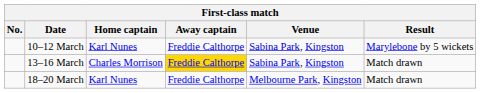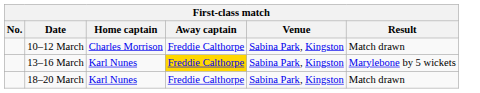(113, 46) Karl Nunes -> (126, 46) Charles Morrison
(420, 46) Marylebone by 5 wickets -> (377, 46) Match drawn
(126, 63) Charles Morrison -> (113, 63) Karl Nunes
(394, 63) Match drawn -> (402, 63) Marylebone by 5 wickets
(305, 79) Melbourne Park, Kingston -> (297, 79) Sabina Park, Kingston
